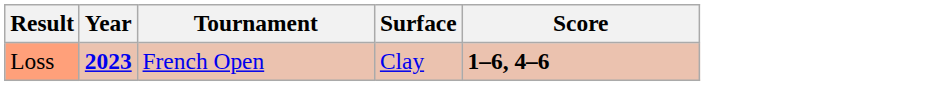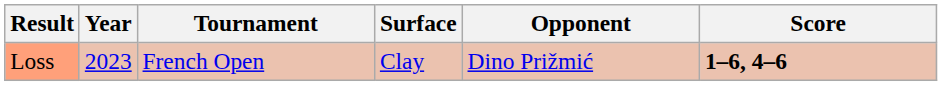+ column: (581, 23)
(108, 61) bold -> (108, 61) normal
